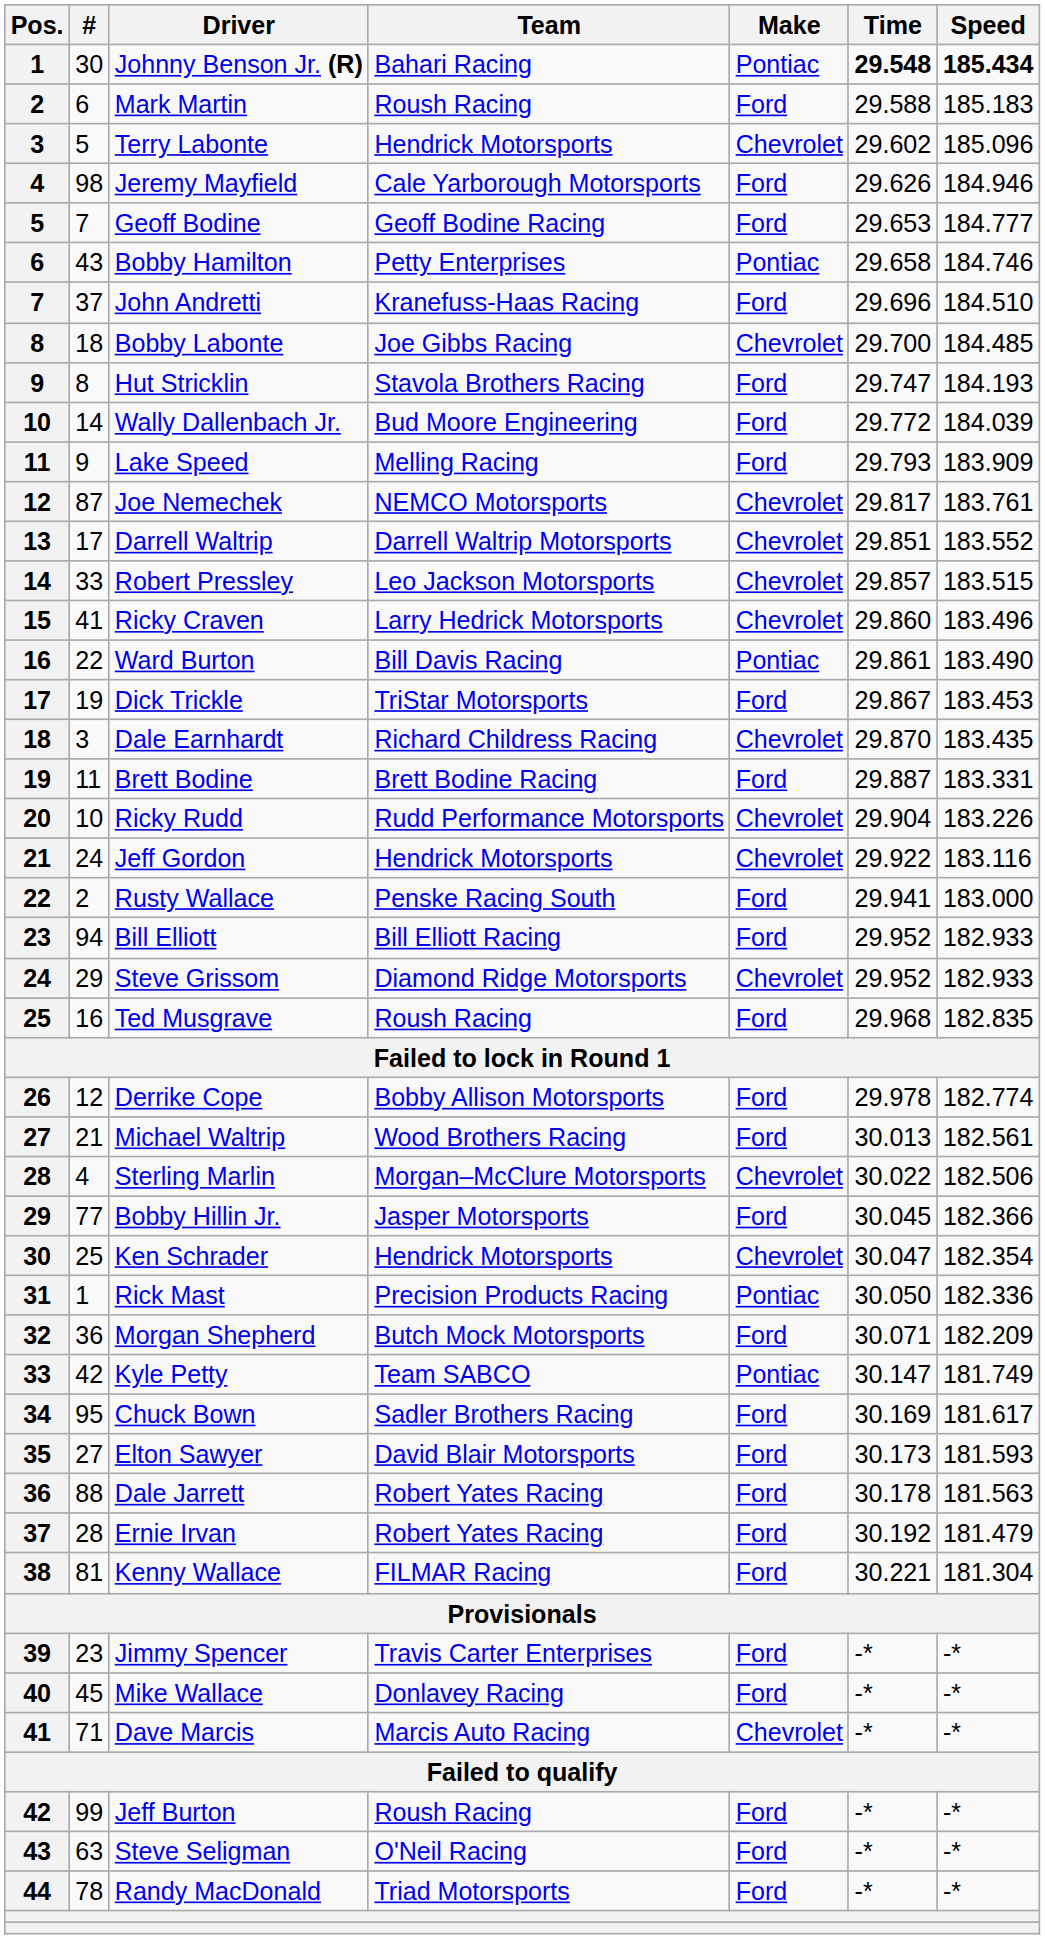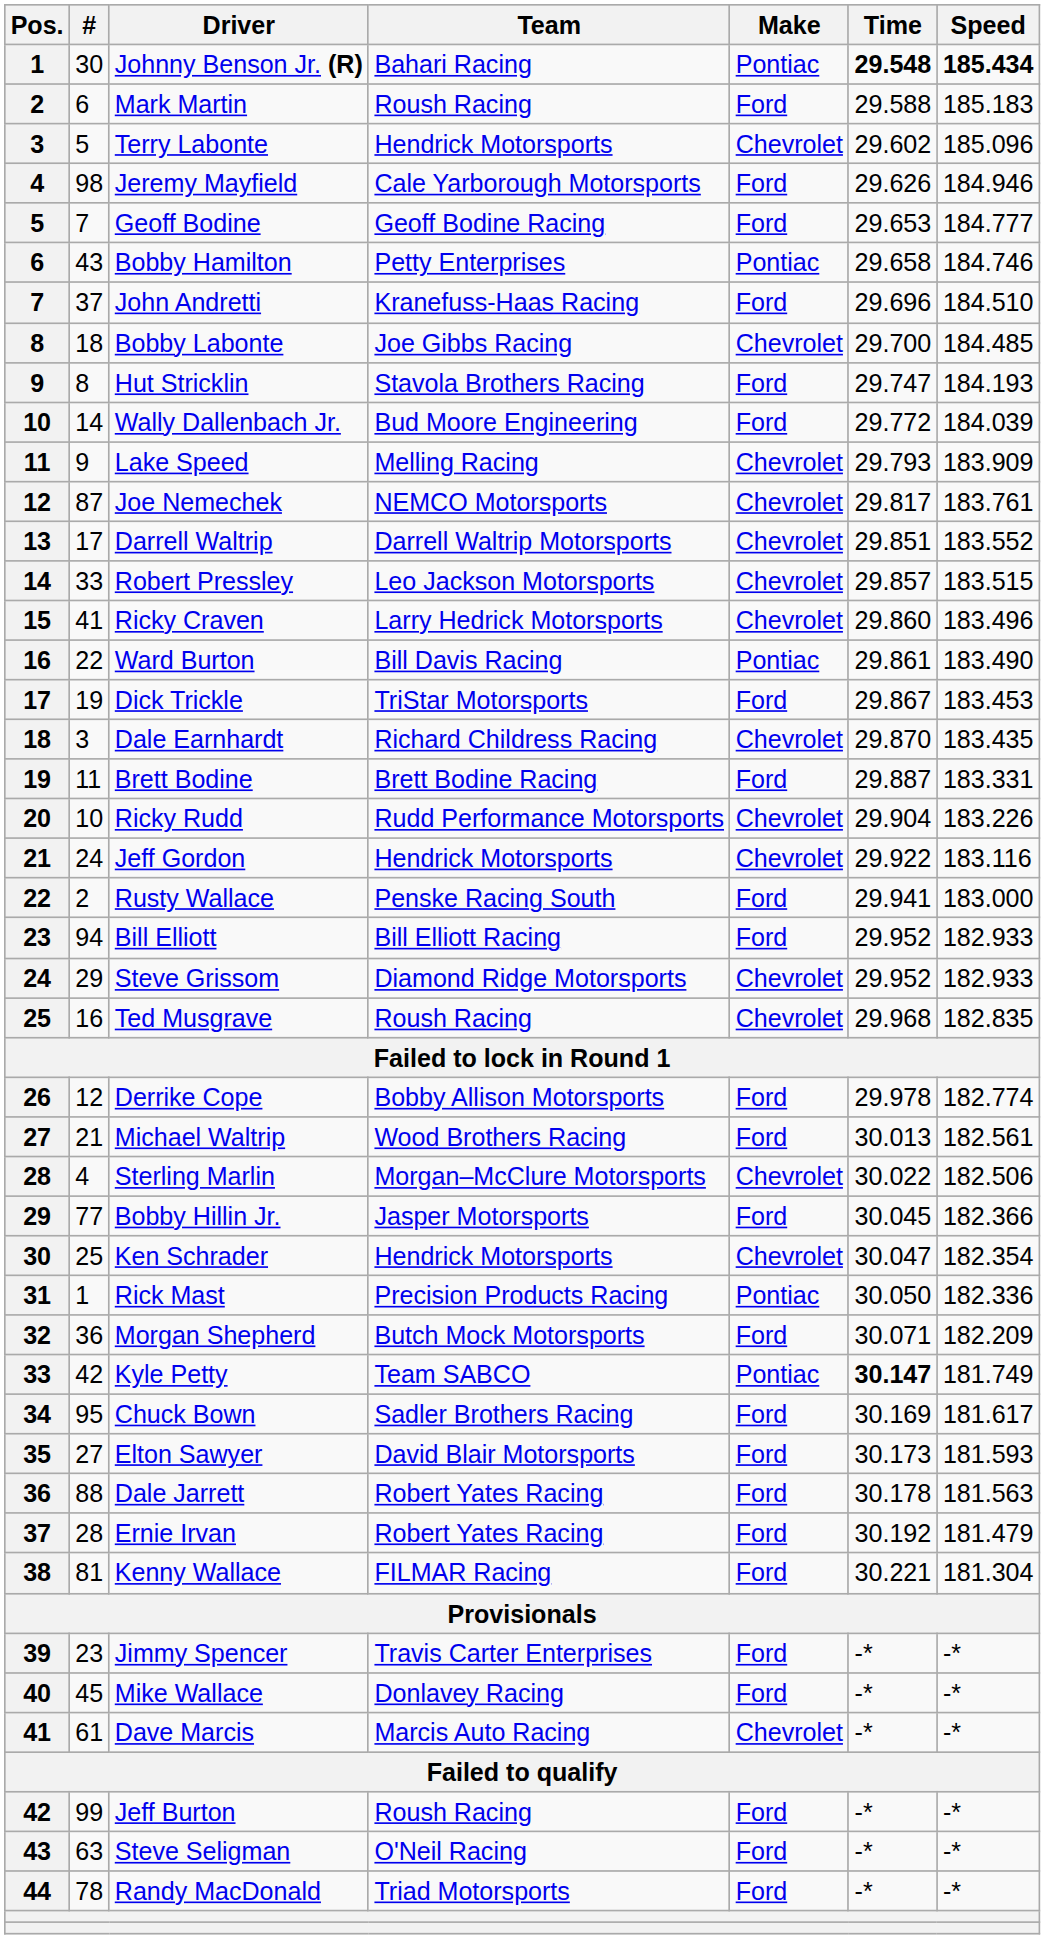(761, 462) Ford -> (789, 462) Chevrolet
(761, 1017) Ford -> (789, 1017) Chevrolet
(893, 1375) normal -> (893, 1375) bold
(89, 1732) 71 -> (89, 1732) 61
